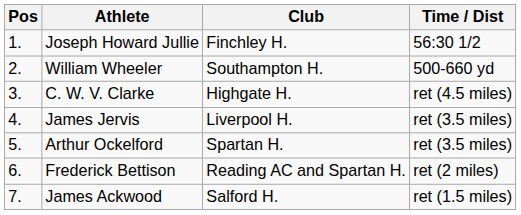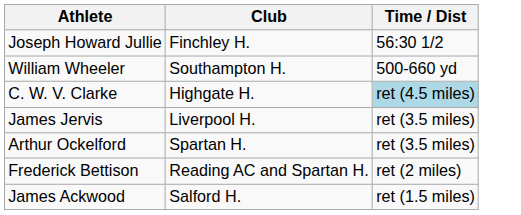- column: (23, 17)
(463, 94) no background -> (426, 94) lightblue background
